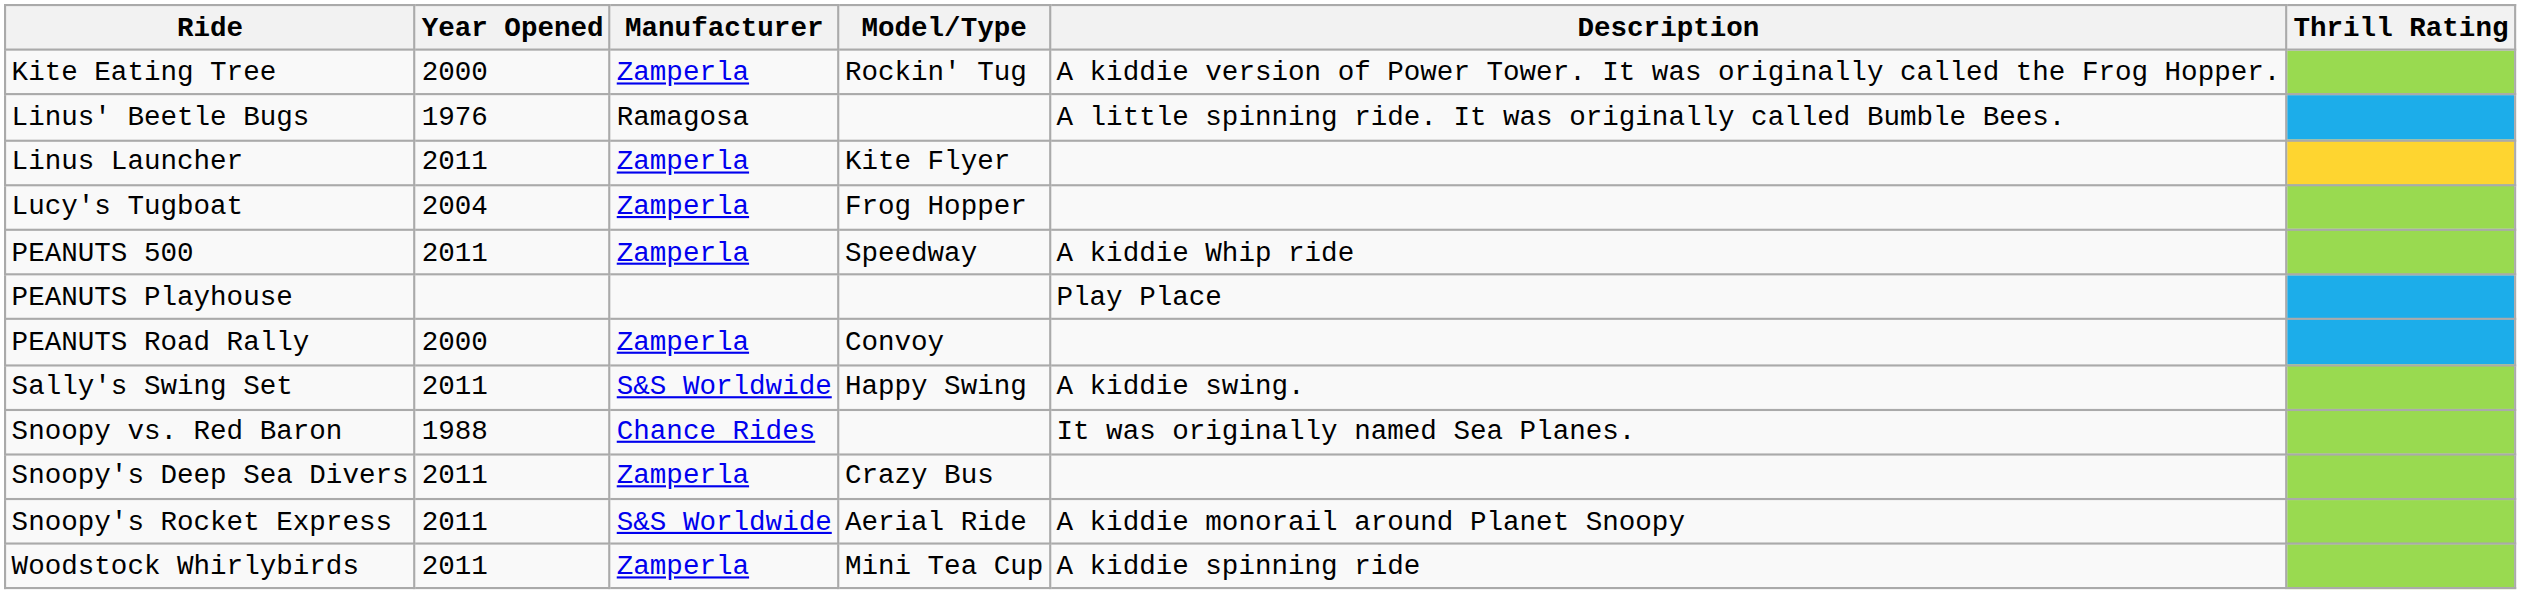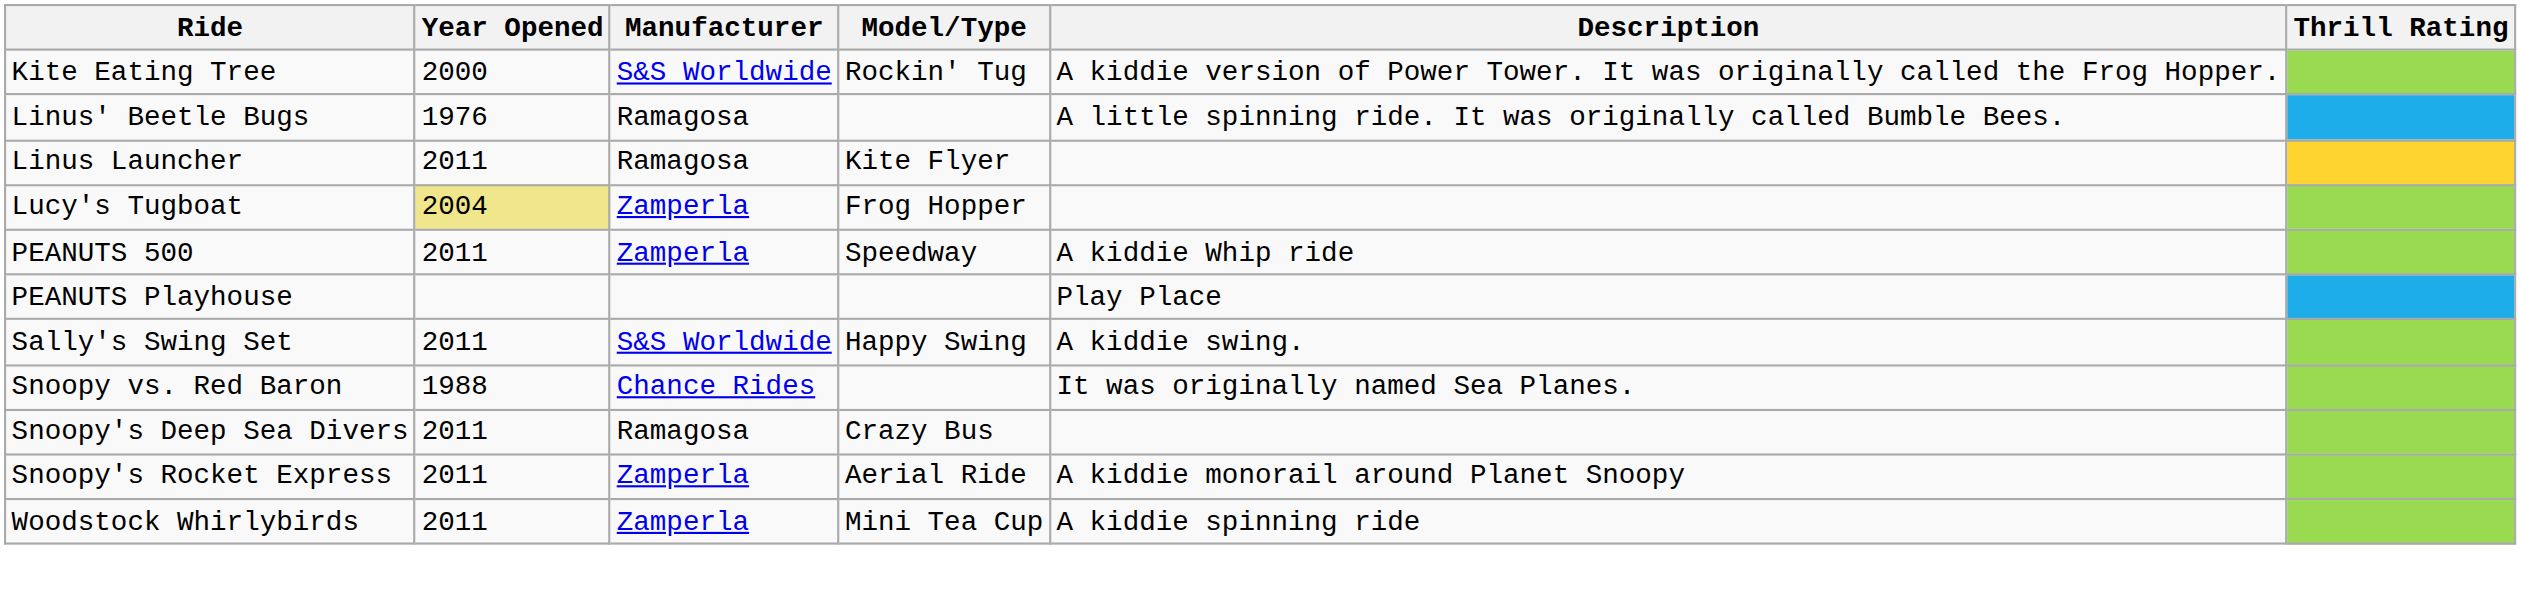(683, 72) Zamperla -> (724, 72) S&S Worldwide
(683, 162) Zamperla -> (683, 162) Ramagosa
(455, 207) no background -> (455, 207) khaki background
- row: (160, 342)
(683, 477) Zamperla -> (683, 432) Ramagosa
(724, 522) S&S Worldwide -> (683, 477) Zamperla
